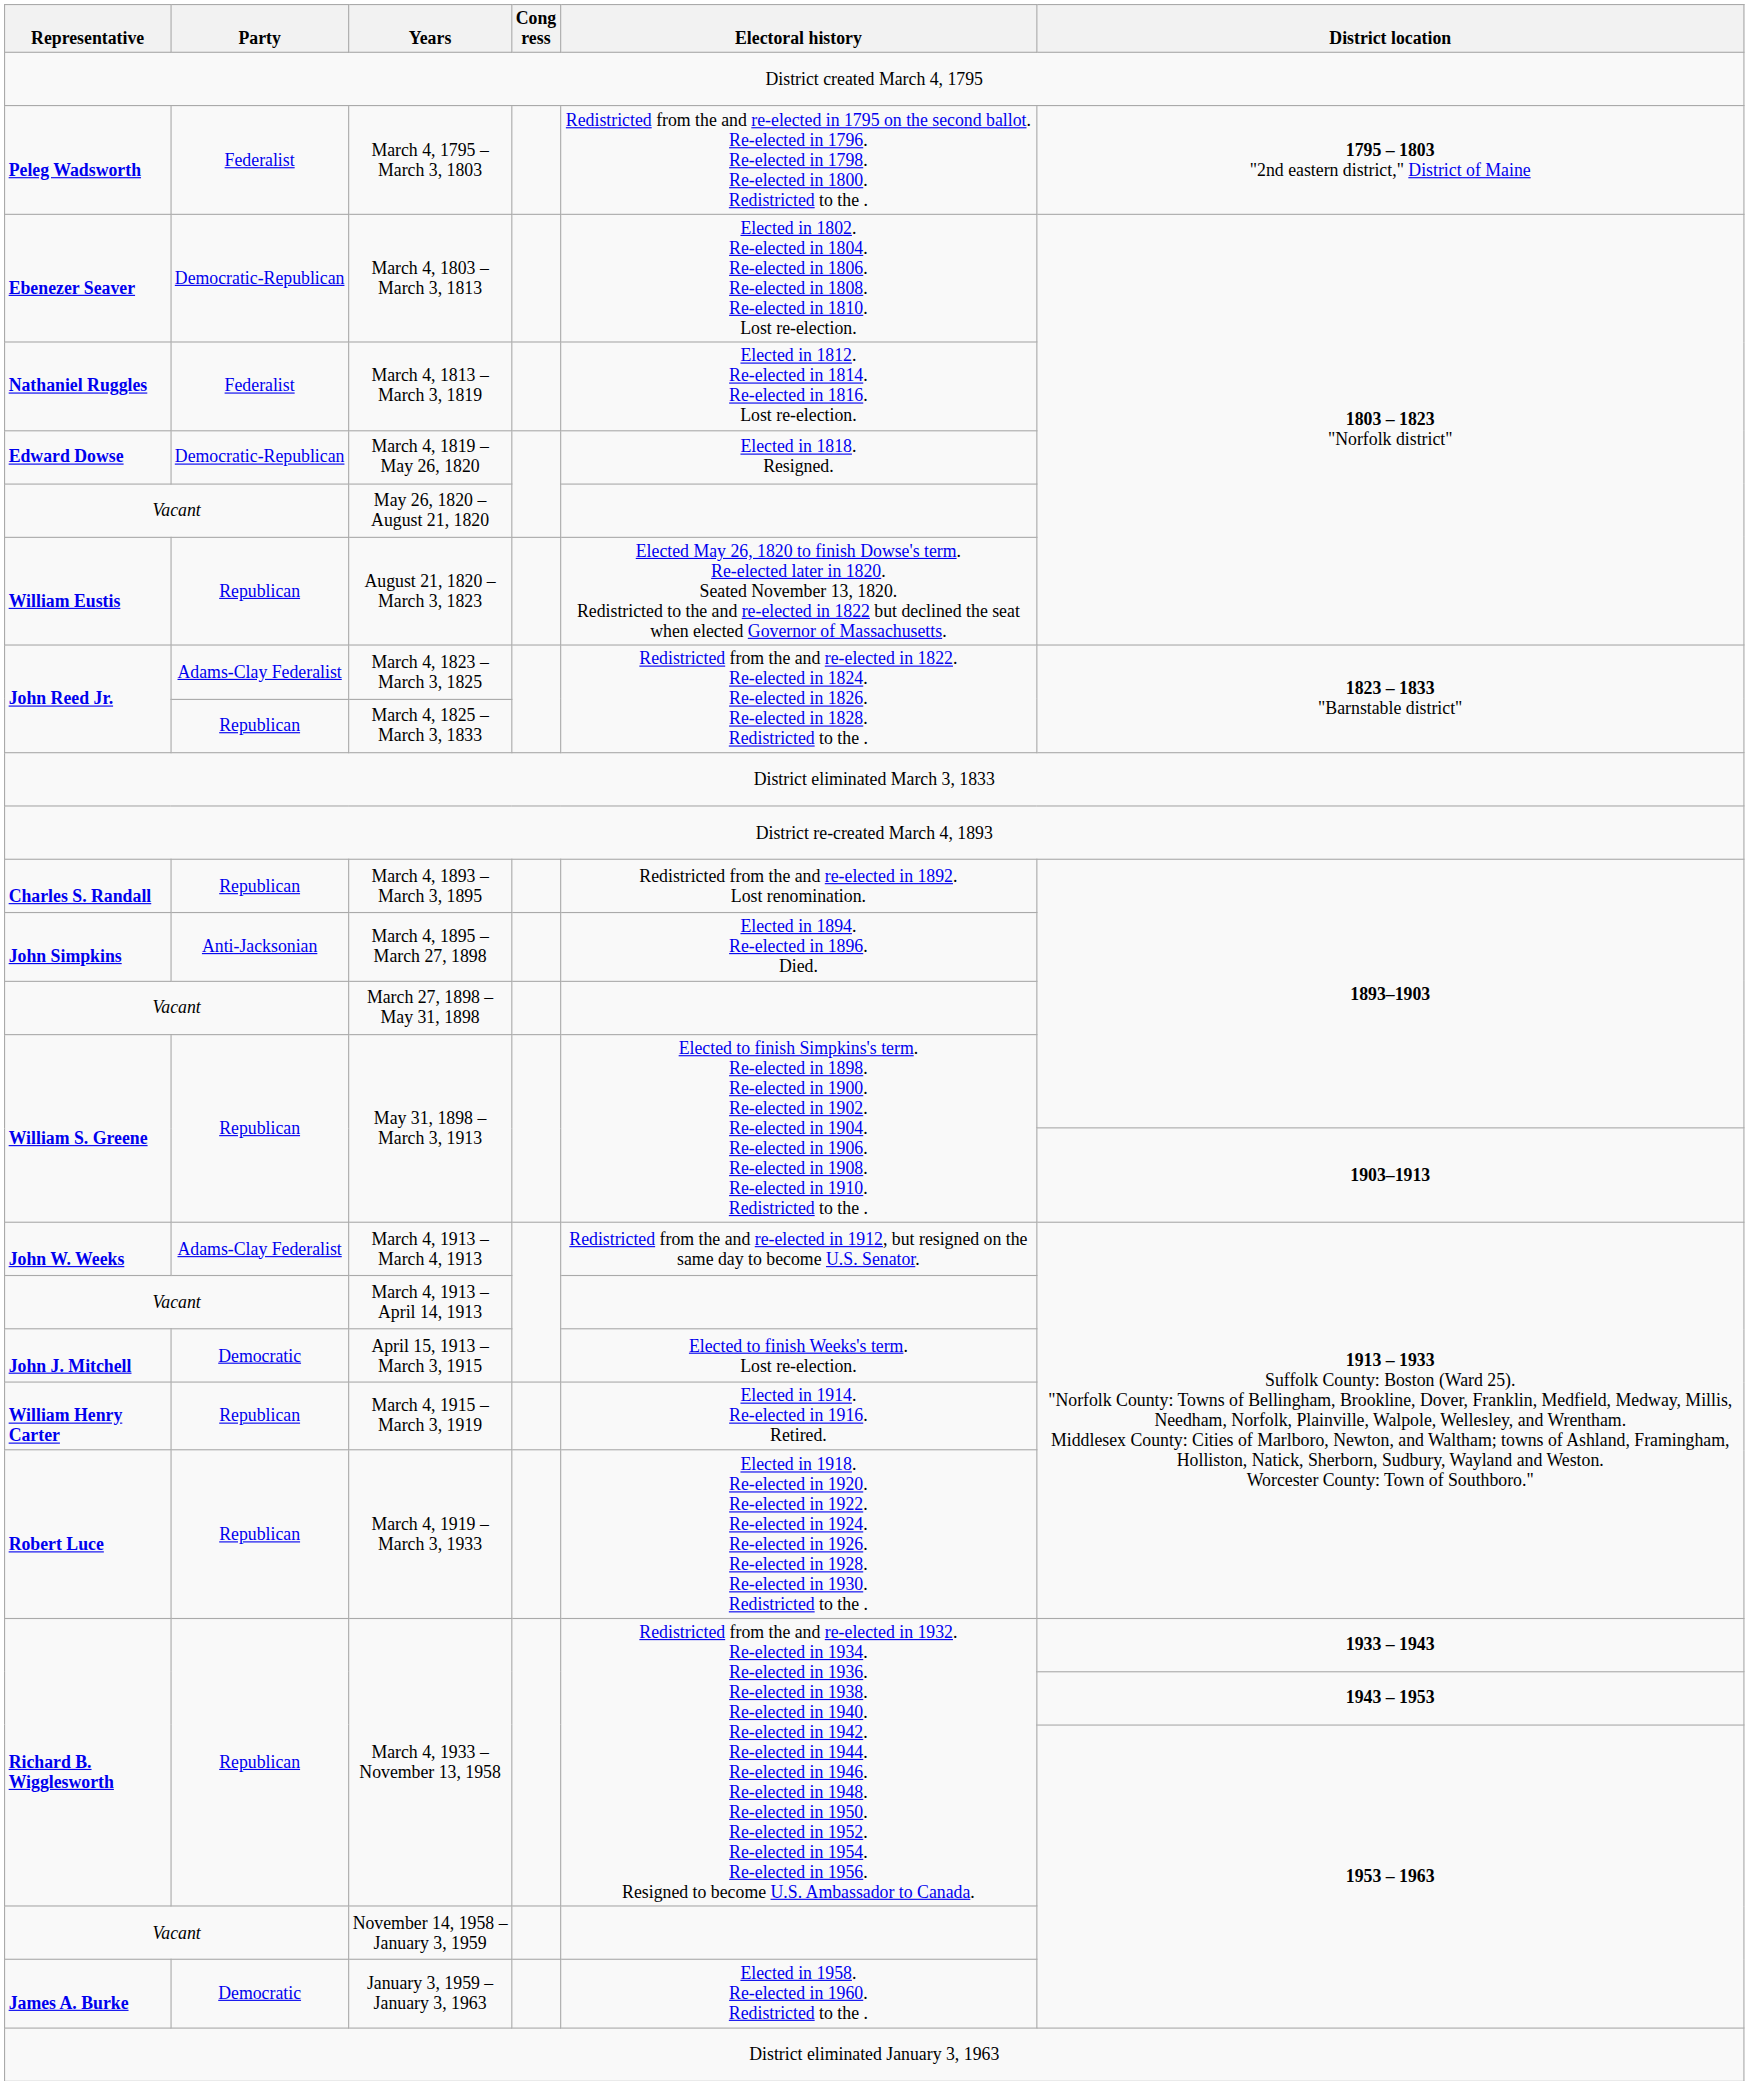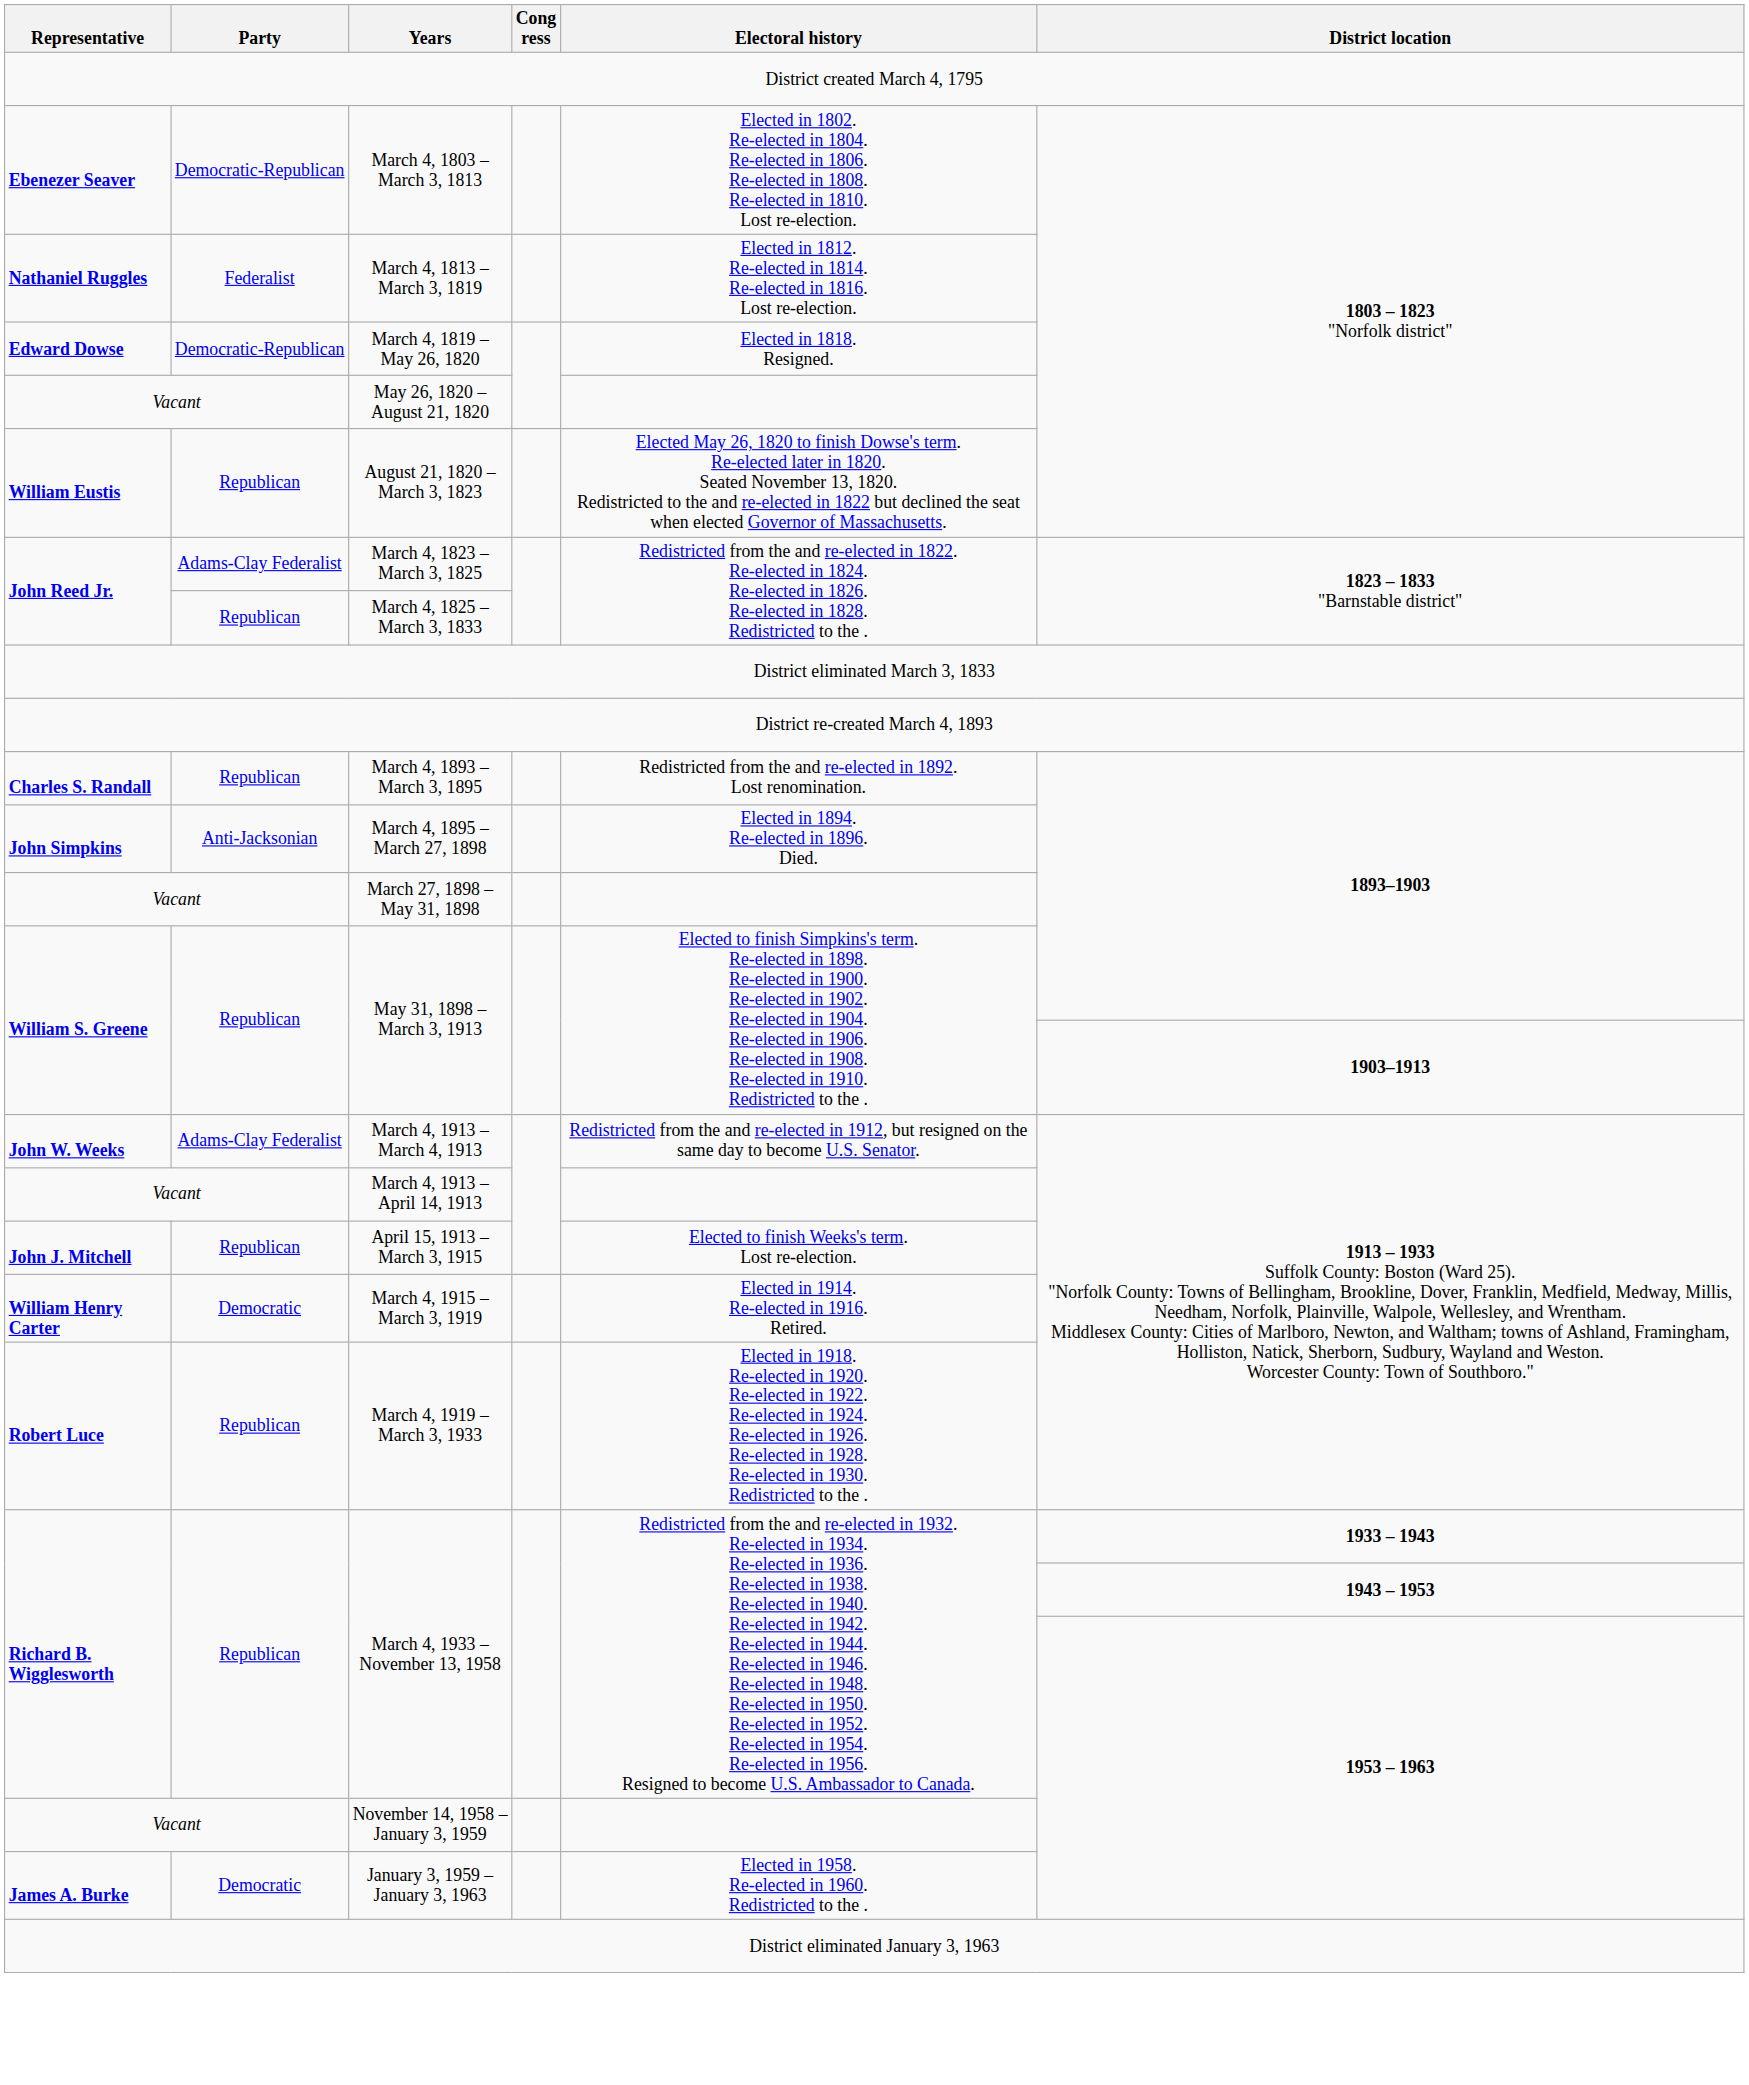- row: (75, 169)
(260, 1355) Democratic -> (260, 1247) Republican
(260, 1416) Republican -> (260, 1307) Democratic
